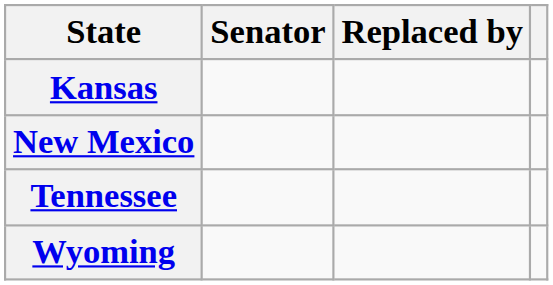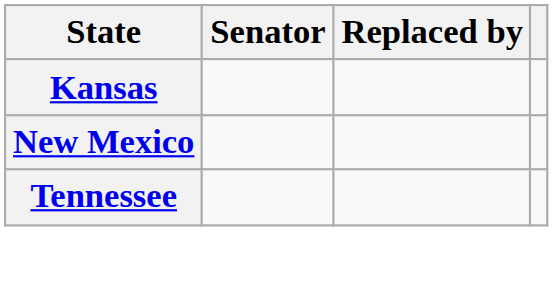- row: (104, 251)
